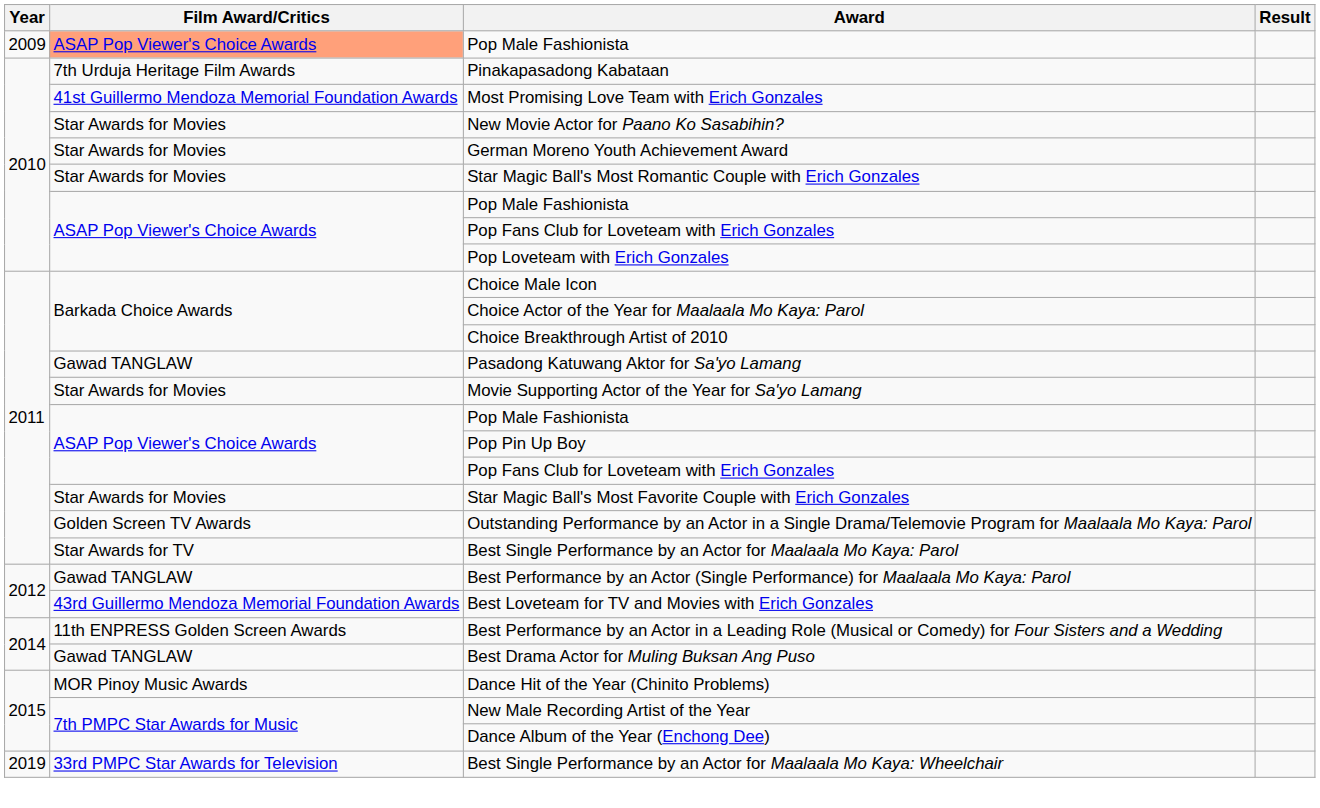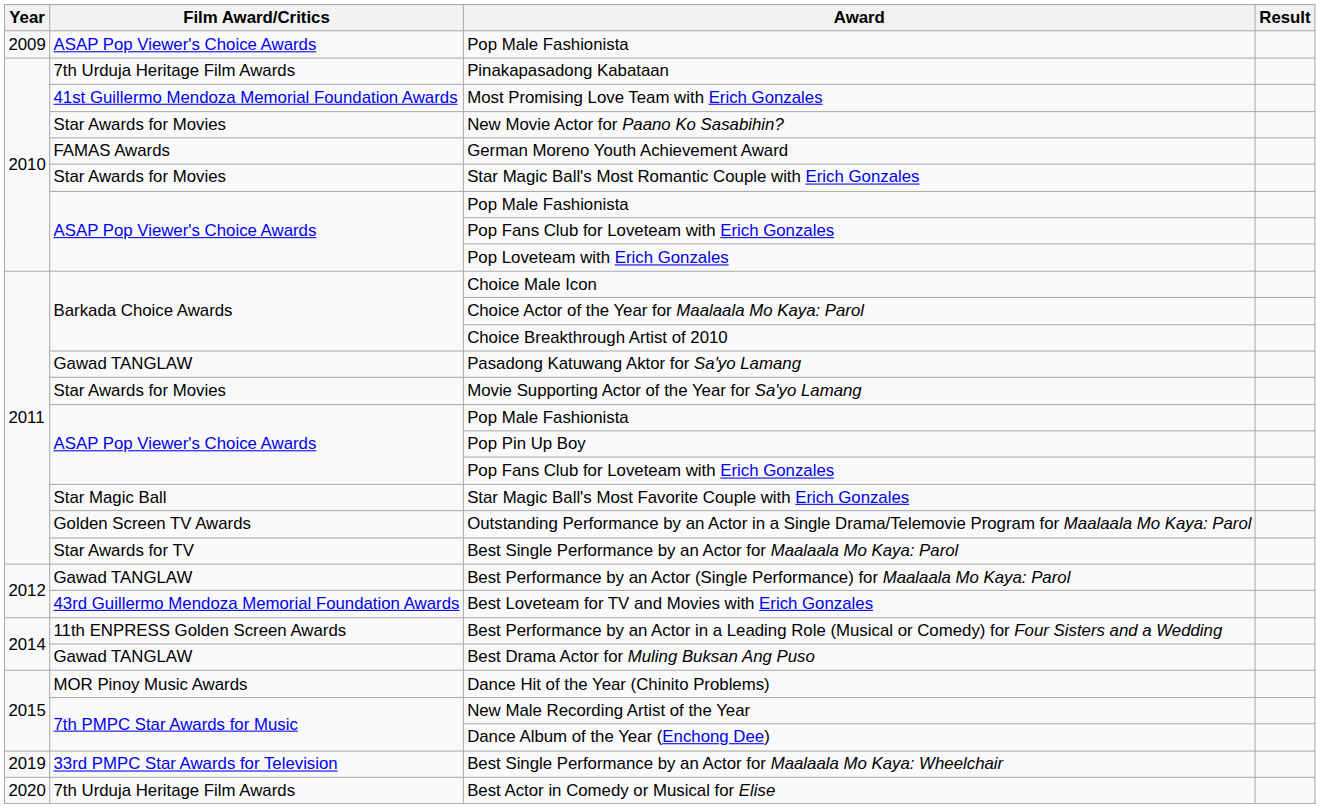(185, 44) lightsalmon background -> (185, 44) no background
(140, 151) Star Awards for Movies -> (112, 151) FAMAS Awards
(140, 497) Star Awards for Movies -> (110, 497) Star Magic Ball
+ row: (27, 790)
